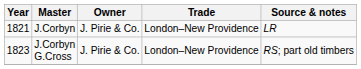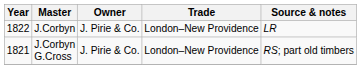(18, 28) 1821 -> (18, 28) 1822
(18, 50) 1823 -> (18, 50) 1821
